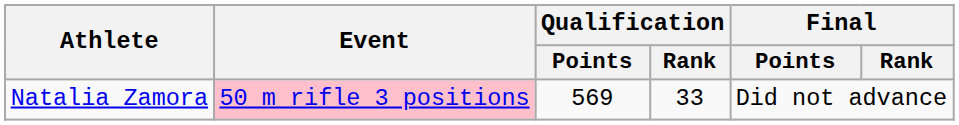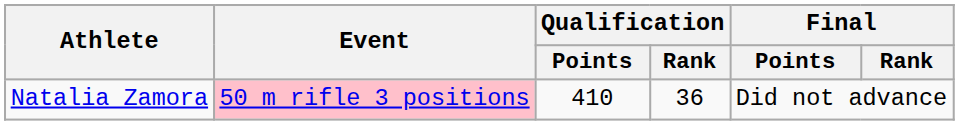(592, 99) 569 -> (592, 99) 410
(690, 99) 33 -> (690, 99) 36
